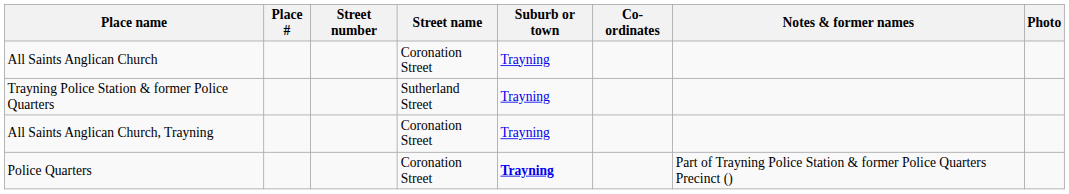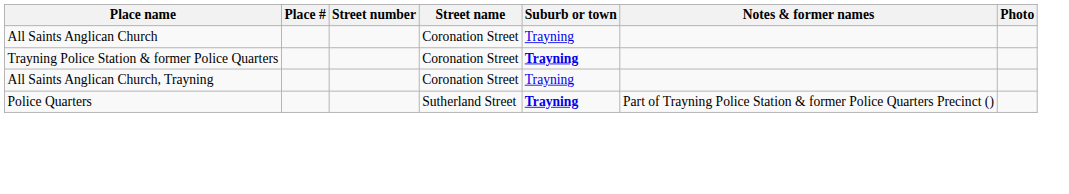- column: (632, 22)
(430, 96) Sutherland Street -> (470, 58) Coronation Street
(525, 96) normal -> (551, 58) bold
(431, 170) Coronation Street -> (469, 101) Sutherland Street
